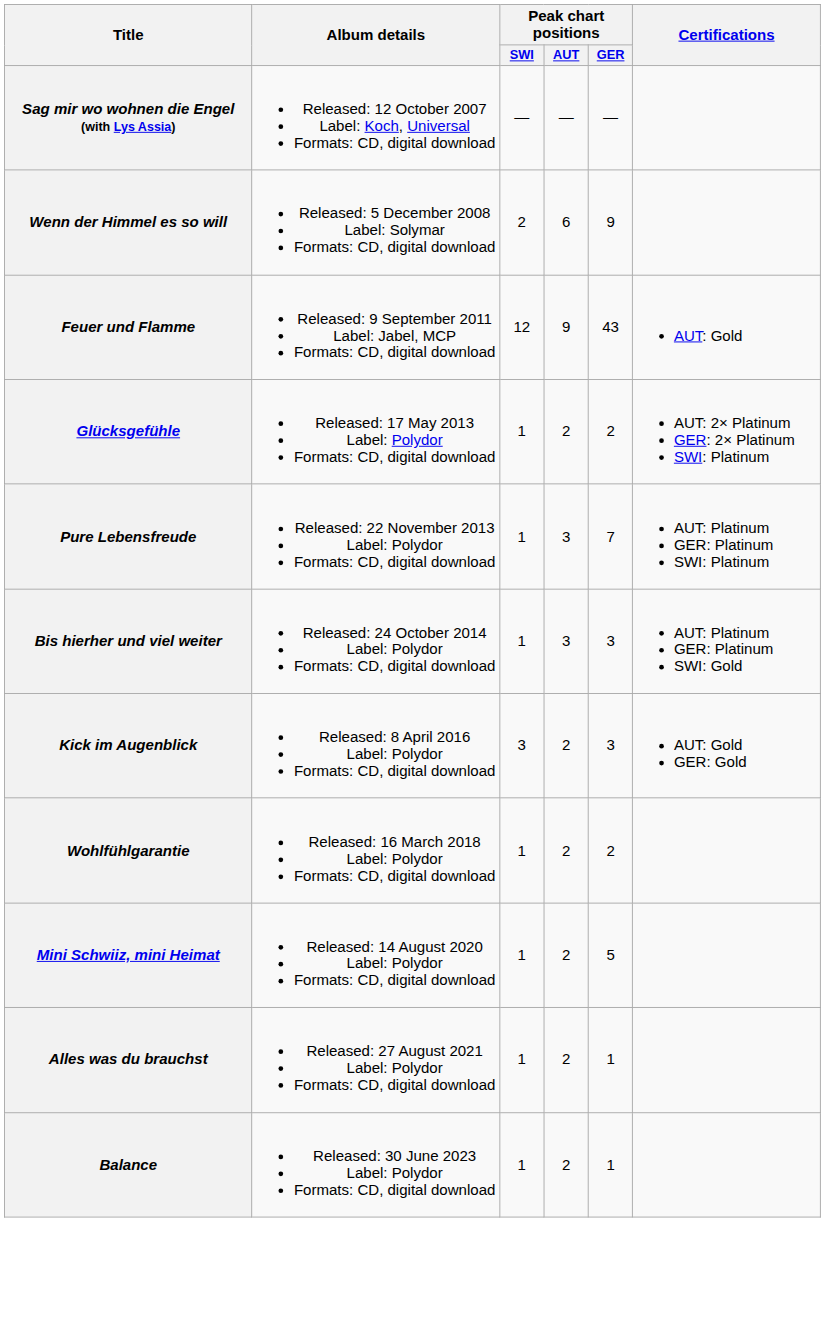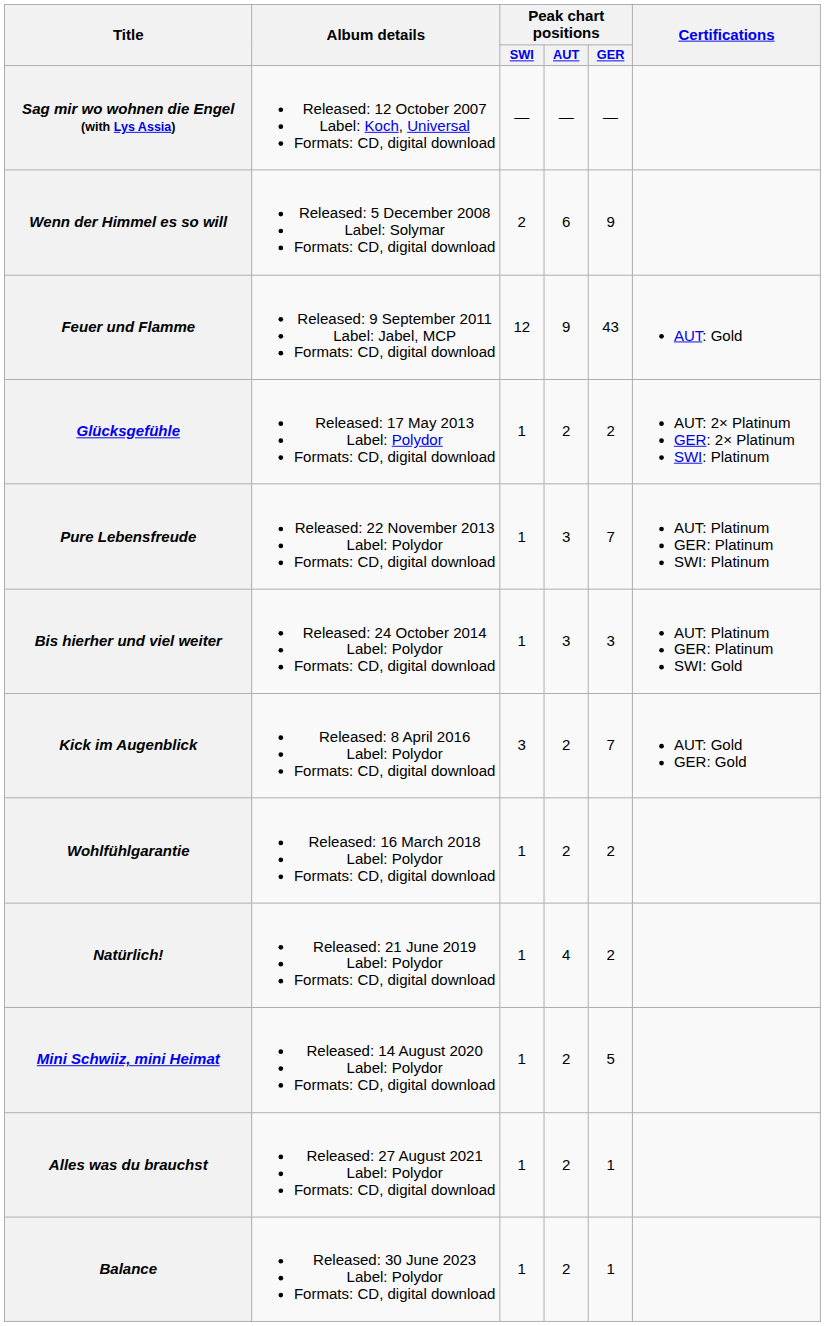(611, 745) 3 -> (611, 745) 7
+ row: (128, 955)
